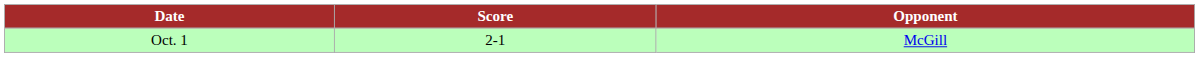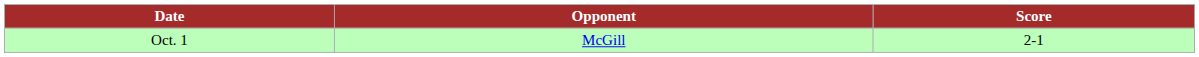columns swapped: (925, 16) <-> (495, 16)
